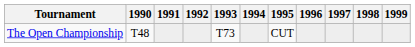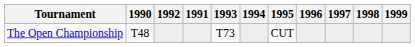columns swapped: (168, 14) <-> (197, 14)
